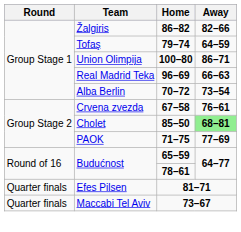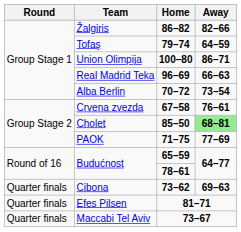+ row: (92, 187)
